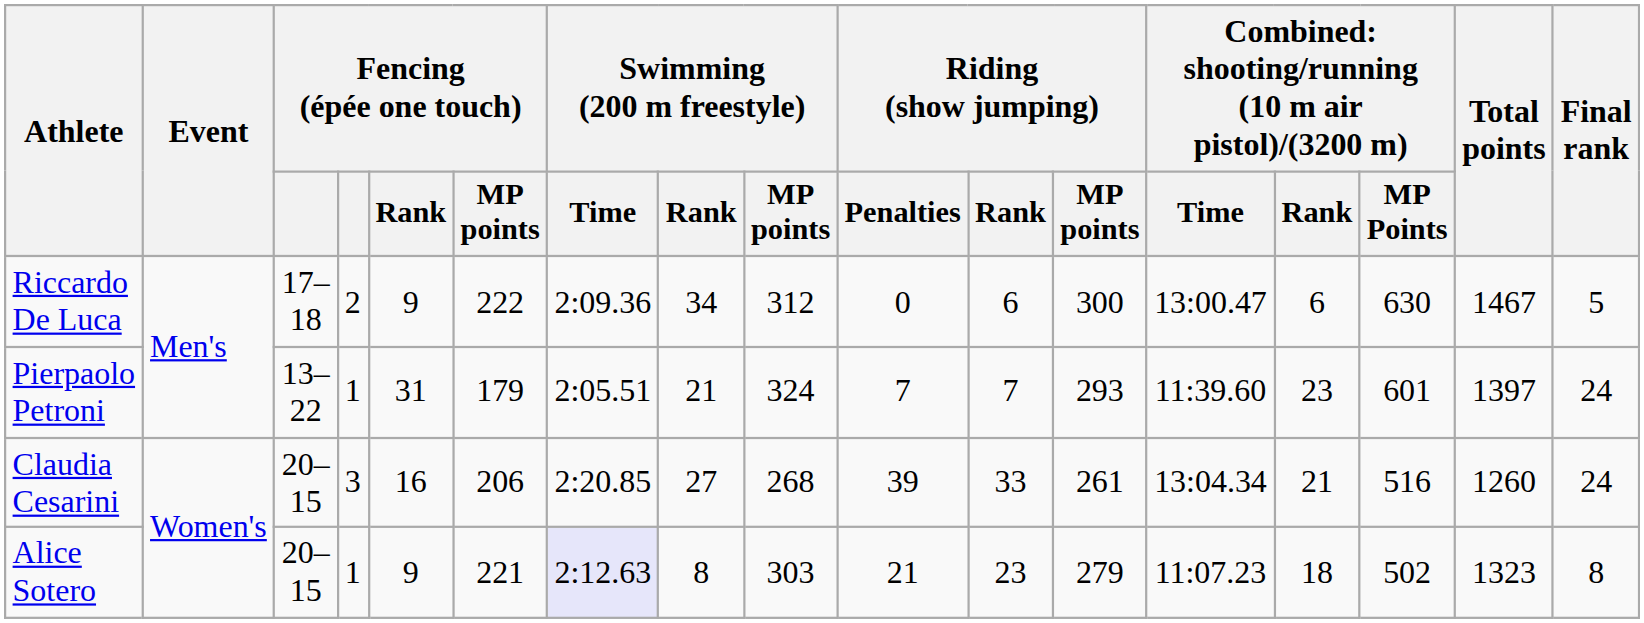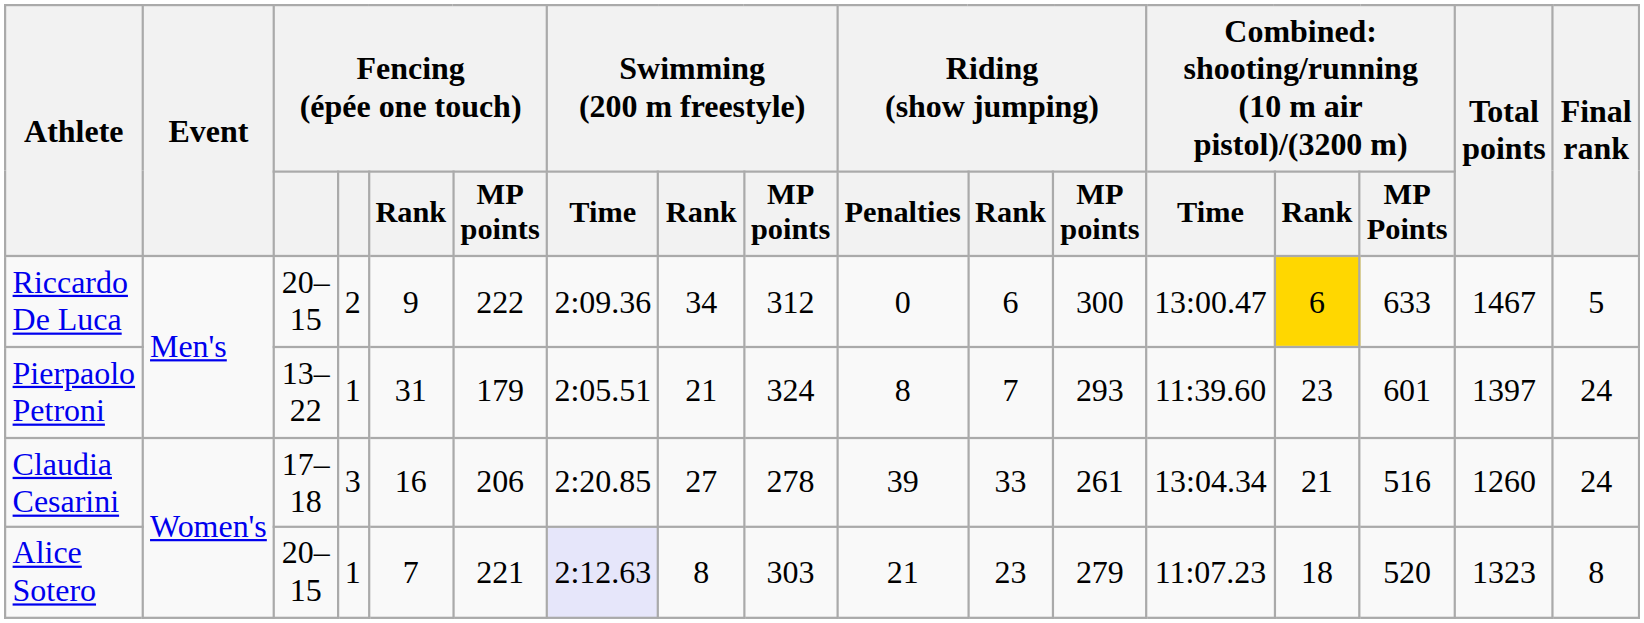(306, 301) 17–18 -> (306, 301) 20–15
(1317, 301) no background -> (1317, 301) gold background
(1407, 301) 630 -> (1407, 301) 633
(903, 391) 7 -> (903, 391) 8
(306, 482) 20–15 -> (306, 482) 17–18
(791, 482) 268 -> (791, 482) 278
(411, 572) 9 -> (411, 572) 7
(1407, 572) 502 -> (1407, 572) 520
